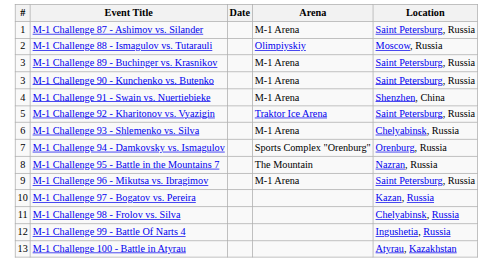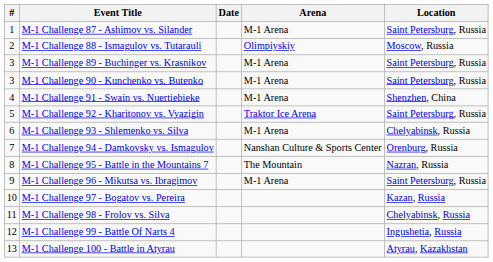(313, 148) Sports Complex "Orenburg" -> (313, 148) Nanshan Culture & Sports Center
